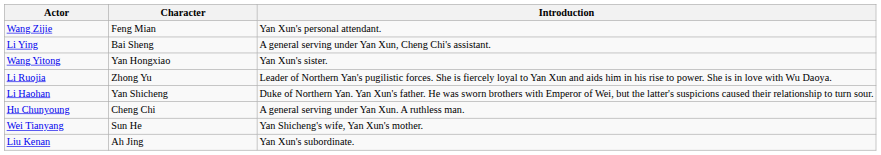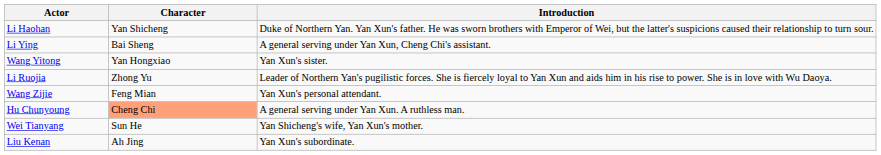rows swapped: (28, 93) <-> (29, 28)
(133, 110) no background -> (133, 110) lightsalmon background
